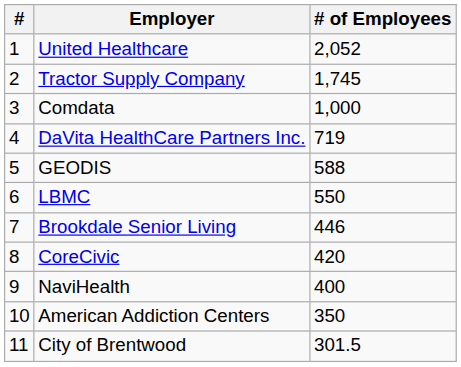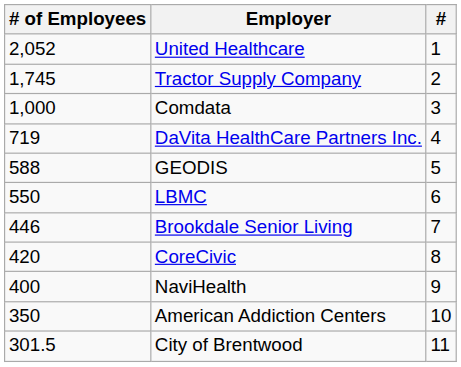columns swapped: (19, 19) <-> (383, 19)
